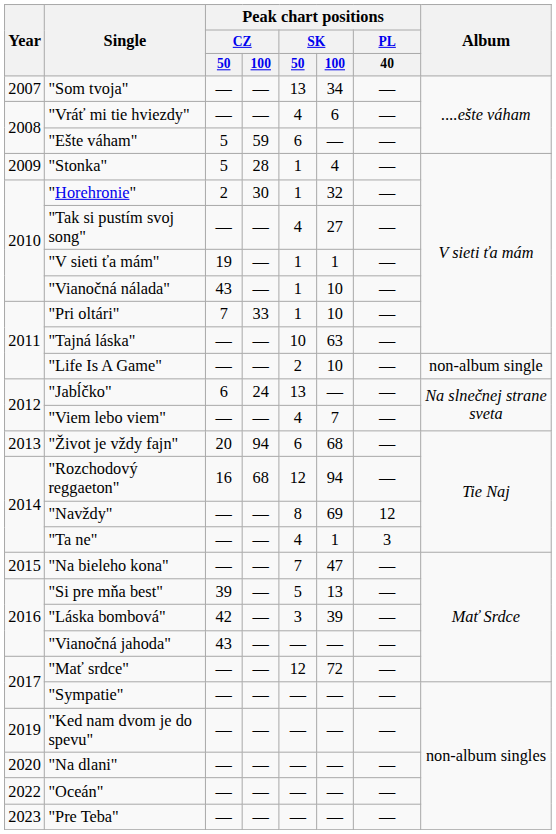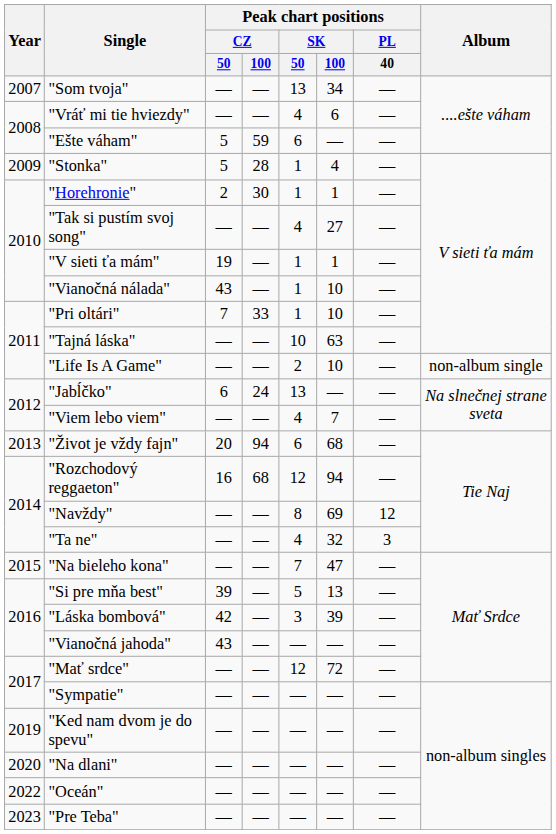(335, 192) 32 -> (335, 192) 1
(335, 539) 1 -> (335, 539) 32
